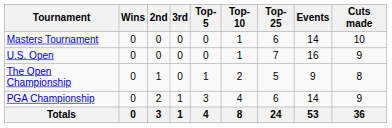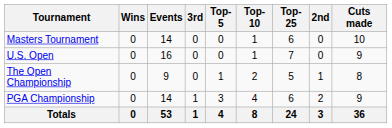columns swapped: (159, 18) <-> (313, 18)
